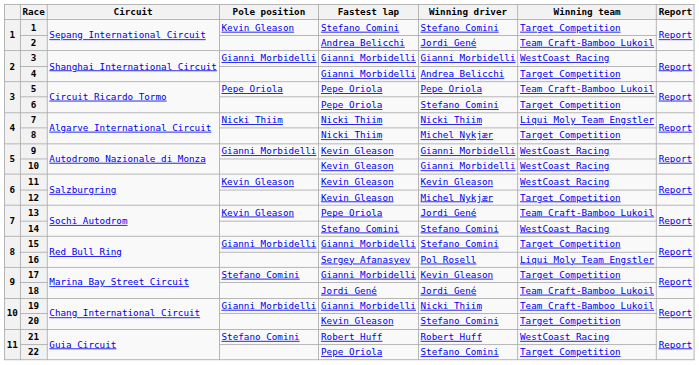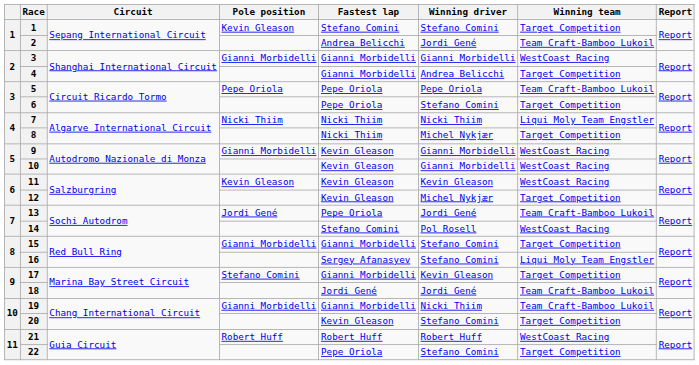(258, 213) Kevin Gleason -> (249, 213) Jordi Gené
(460, 229) Stefano Comini -> (448, 229) Pol Rosell
(448, 260) Pol Rosell -> (460, 260) Stefano Comini
(261, 337) Stefano Comini -> (252, 337) Robert Huff
